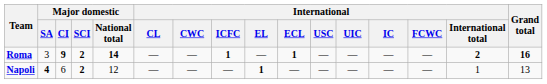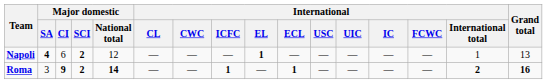rows swapped: (19, 54) <-> (21, 70)
